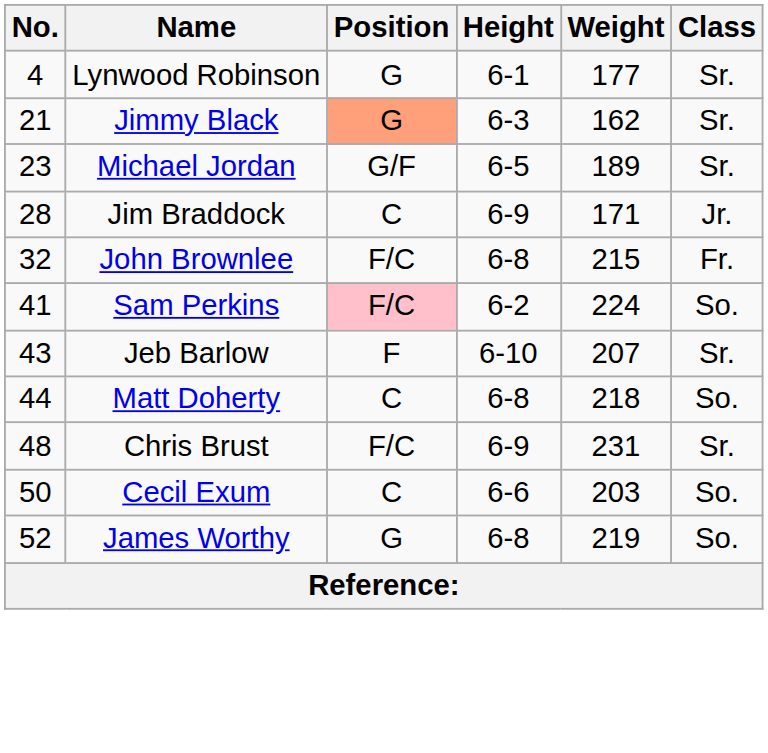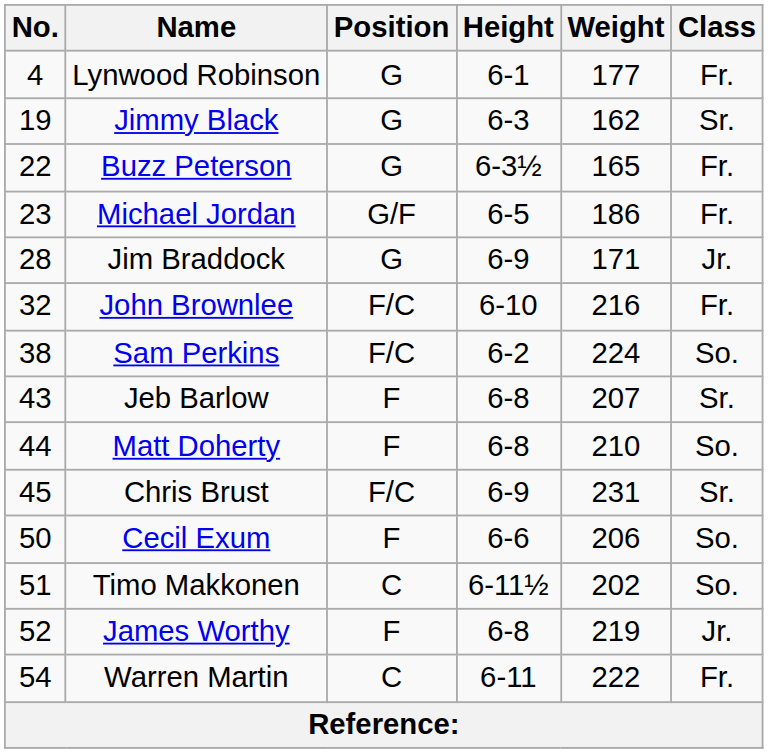(717, 74) Sr. -> (717, 74) Fr.
(35, 120) 21 -> (35, 120) 19
(392, 120) lightsalmon background -> (392, 120) no background
+ row: (196, 167)
(616, 167) 189 -> (616, 213) 186
(717, 167) Sr. -> (717, 213) Fr.
(392, 213) C -> (392, 259) G
(508, 259) 6-8 -> (508, 306) 6-10
(616, 259) 215 -> (616, 306) 216
(35, 306) 41 -> (35, 352) 38
(392, 306) pink background -> (392, 352) no background
(508, 352) 6-10 -> (508, 399) 6-8
(392, 399) C -> (392, 445) F
(616, 399) 218 -> (616, 445) 210
(35, 445) 48 -> (35, 492) 45
(392, 492) C -> (392, 538) F
(616, 492) 203 -> (616, 538) 206
+ row: (196, 584)
(392, 538) G -> (392, 631) F
(717, 538) So. -> (717, 631) Jr.
+ row: (196, 677)
